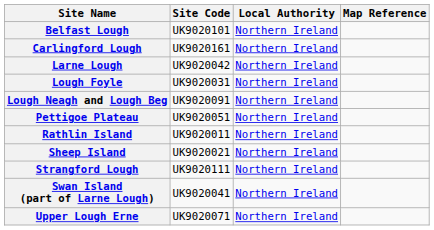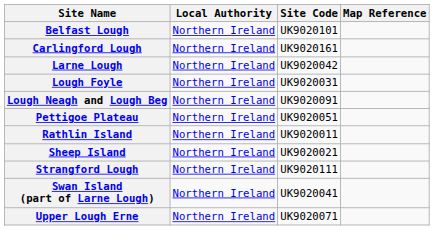columns swapped: (287, 13) <-> (201, 13)
